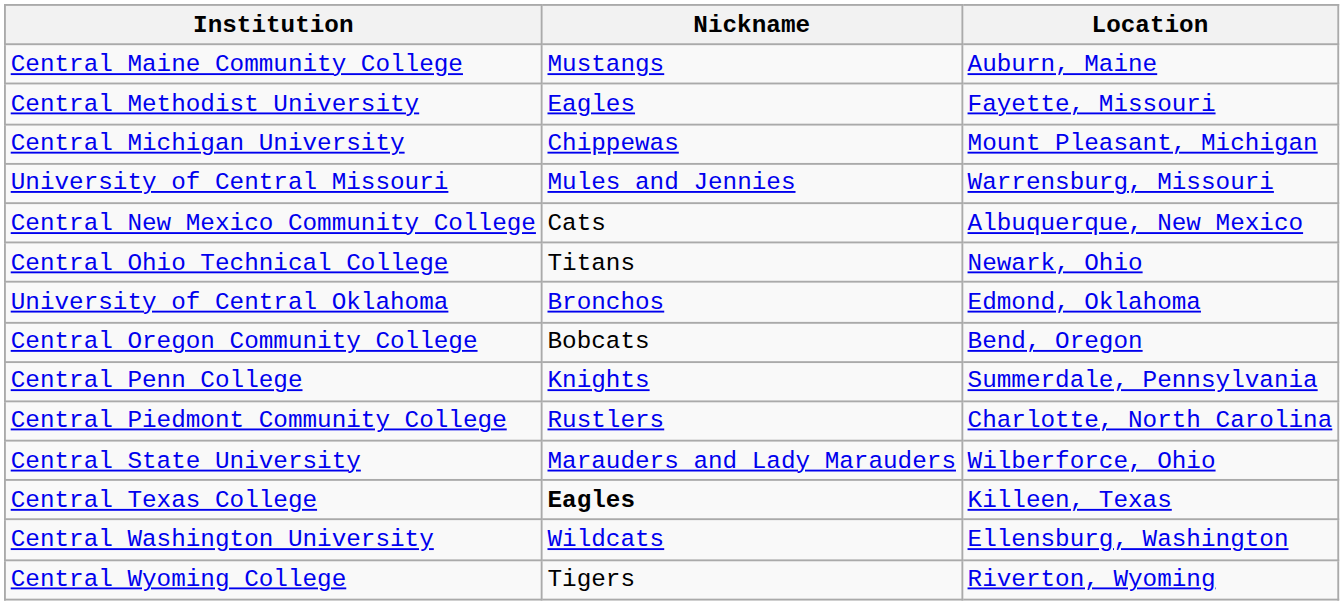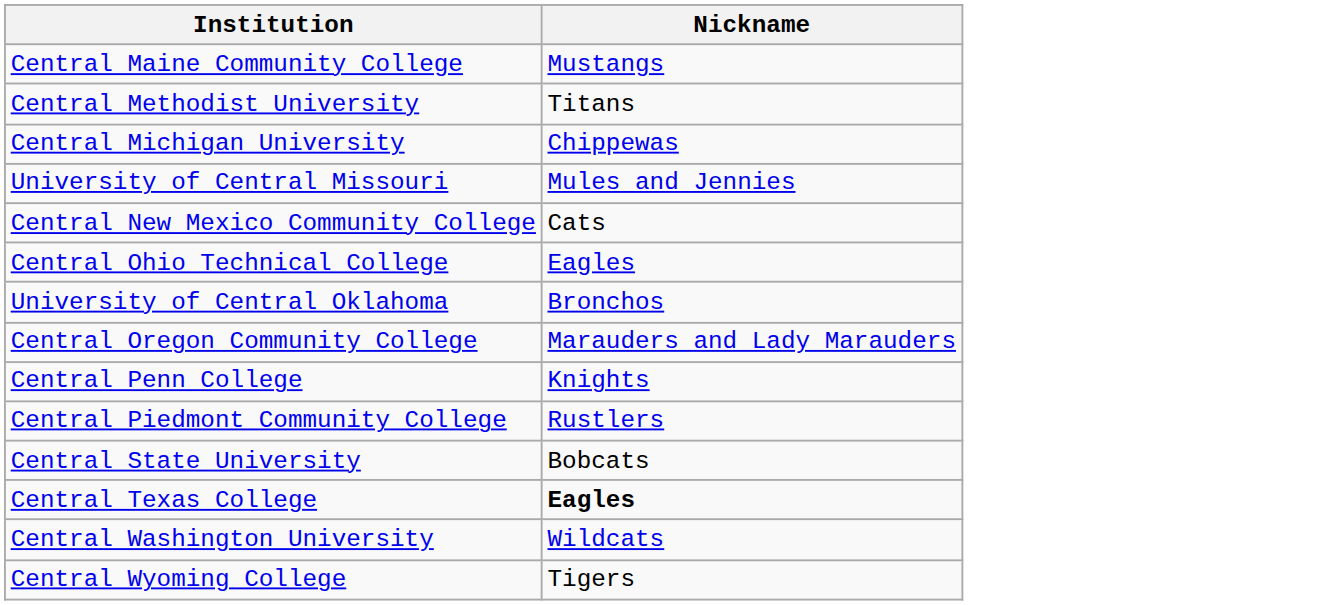- column: (1150, 25)
(591, 104) Eagles -> (591, 104) Titans
(591, 262) Titans -> (591, 262) Eagles
(599, 342) Bobcats -> (752, 342) Marauders and Lady Marauders
(752, 461) Marauders and Lady Marauders -> (599, 461) Bobcats
